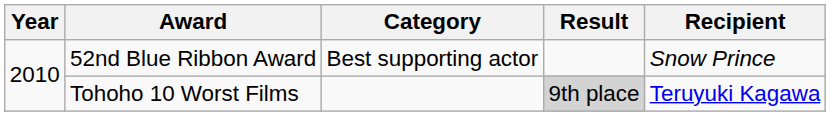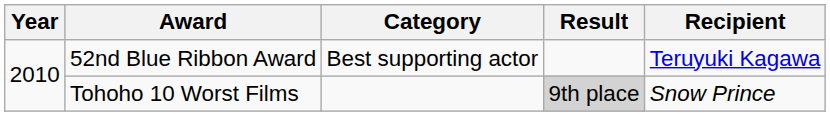(713, 57) Snow Prince -> (735, 57) Teruyuki Kagawa
(735, 93) Teruyuki Kagawa -> (713, 93) Snow Prince
